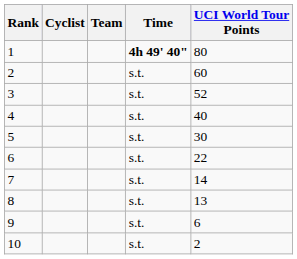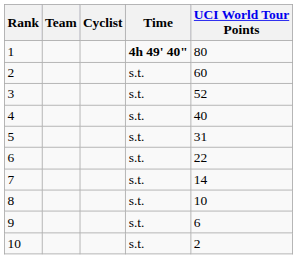columns swapped: (65, 22) <-> (107, 22)
(201, 136) 30 -> (201, 136) 31
(201, 200) 13 -> (201, 200) 10
